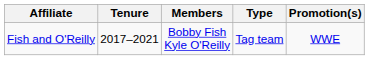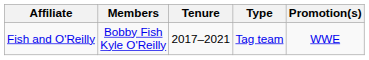columns swapped: (197, 13) <-> (130, 13)
